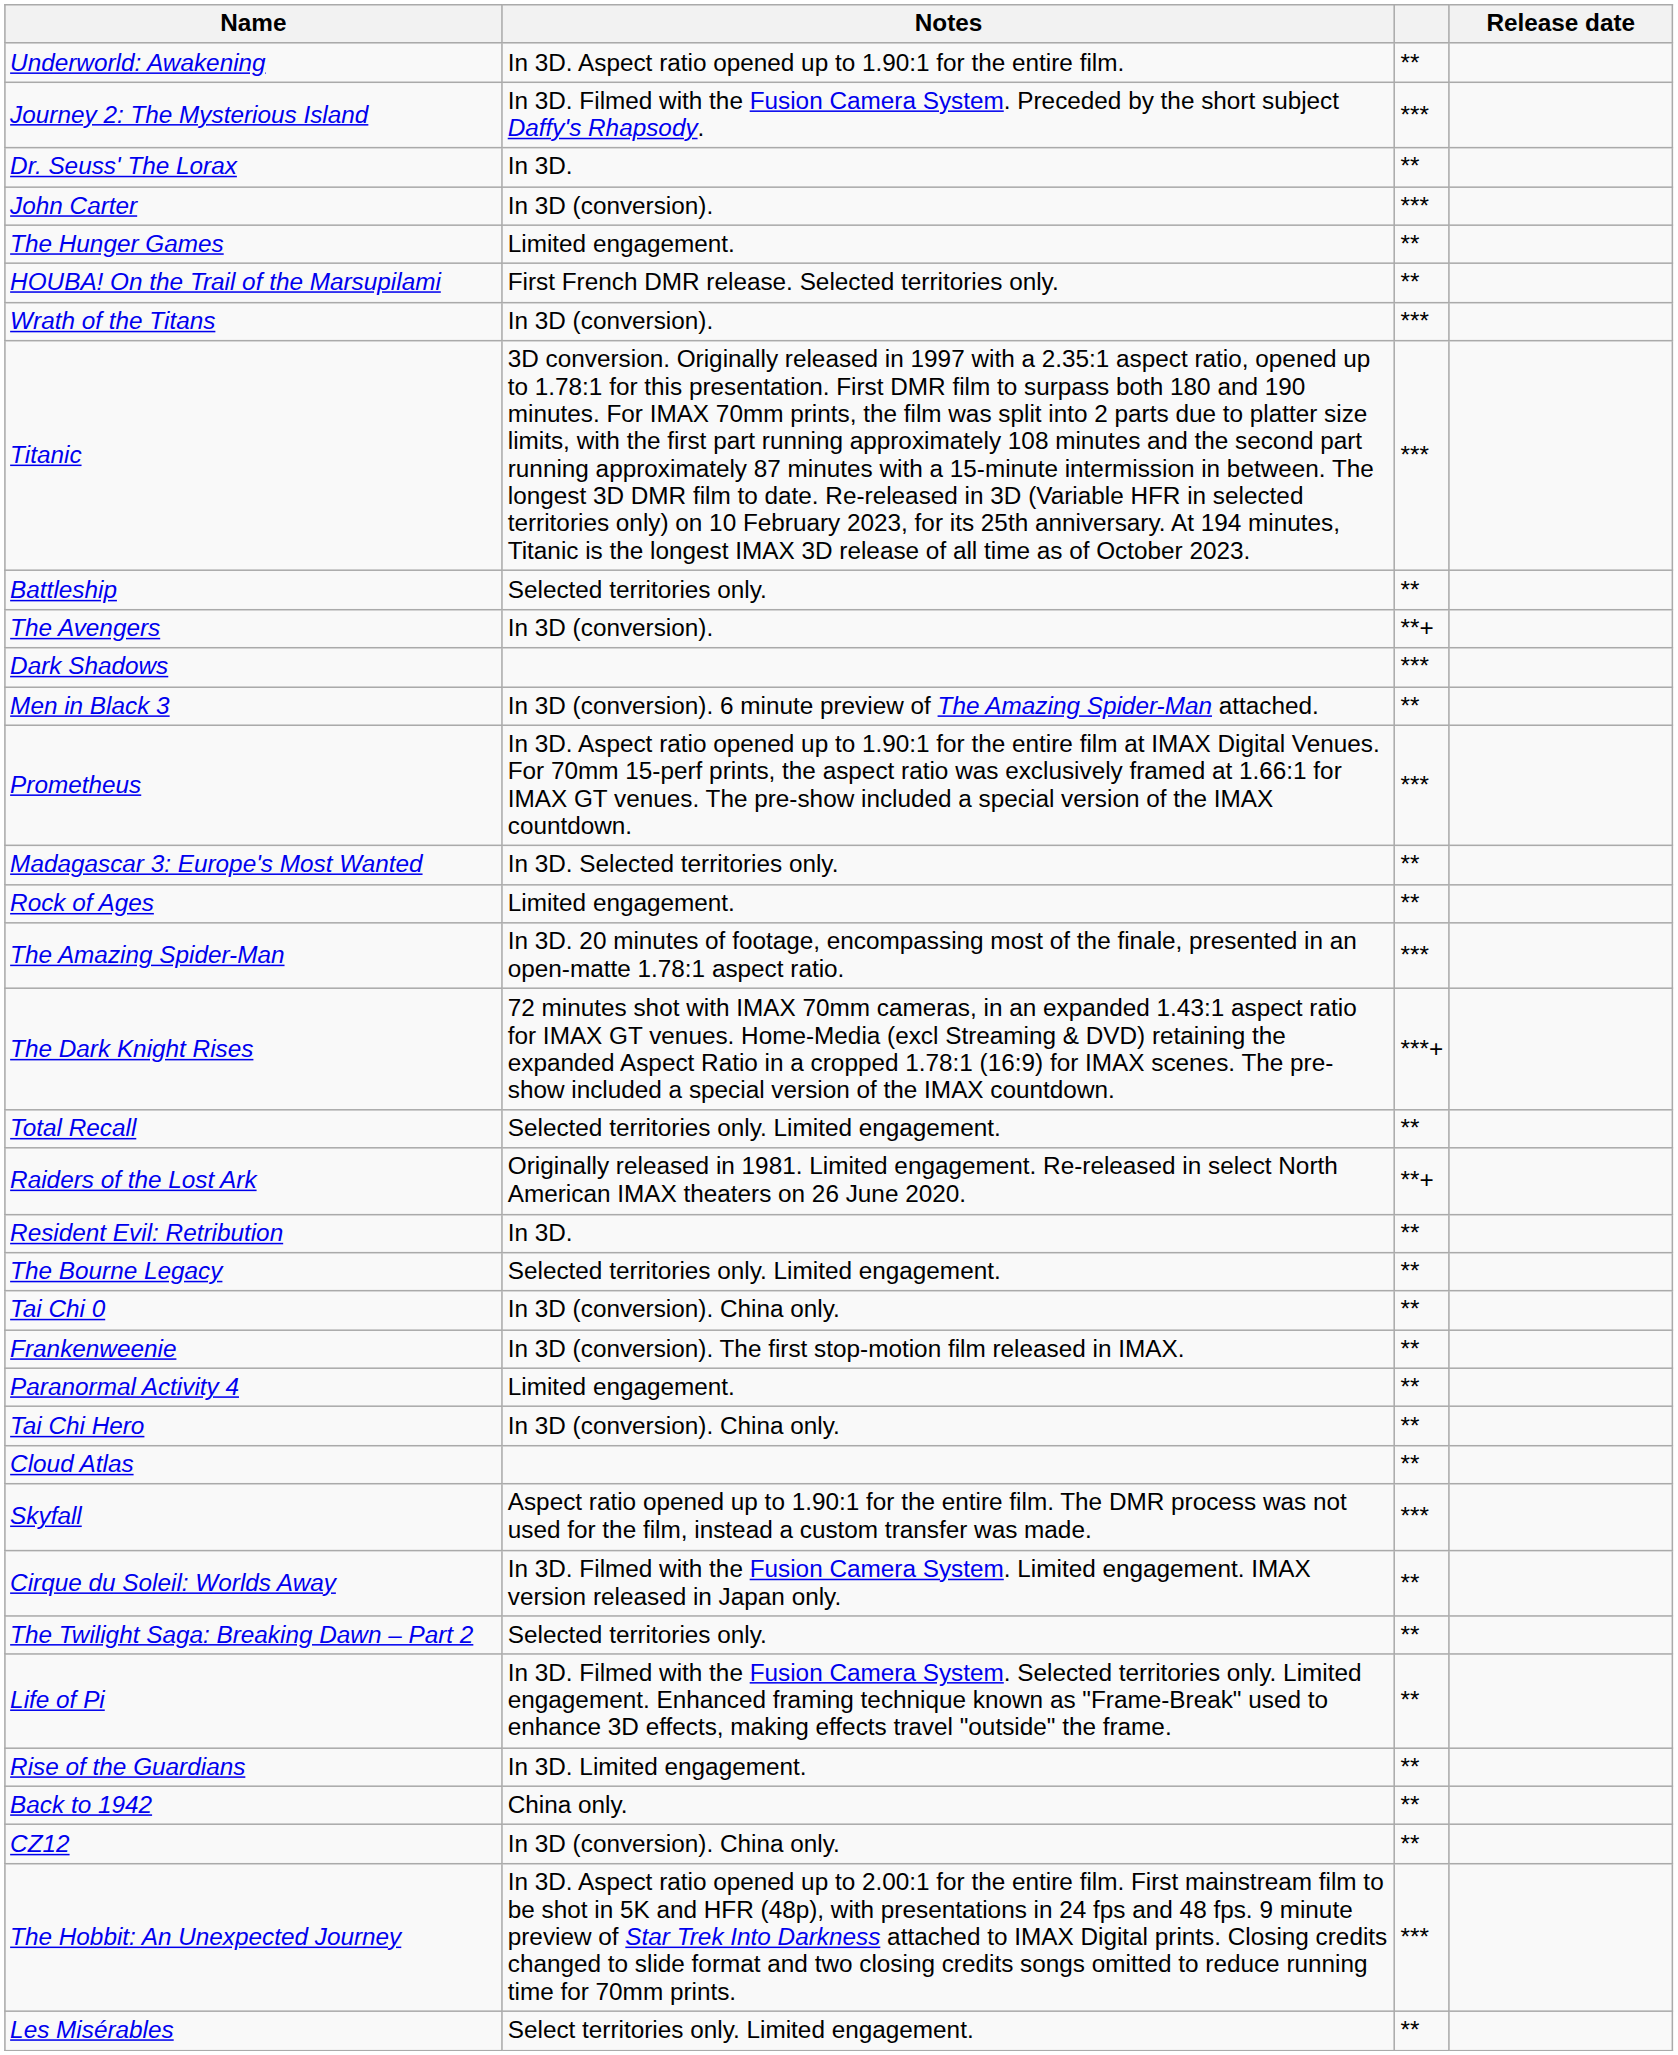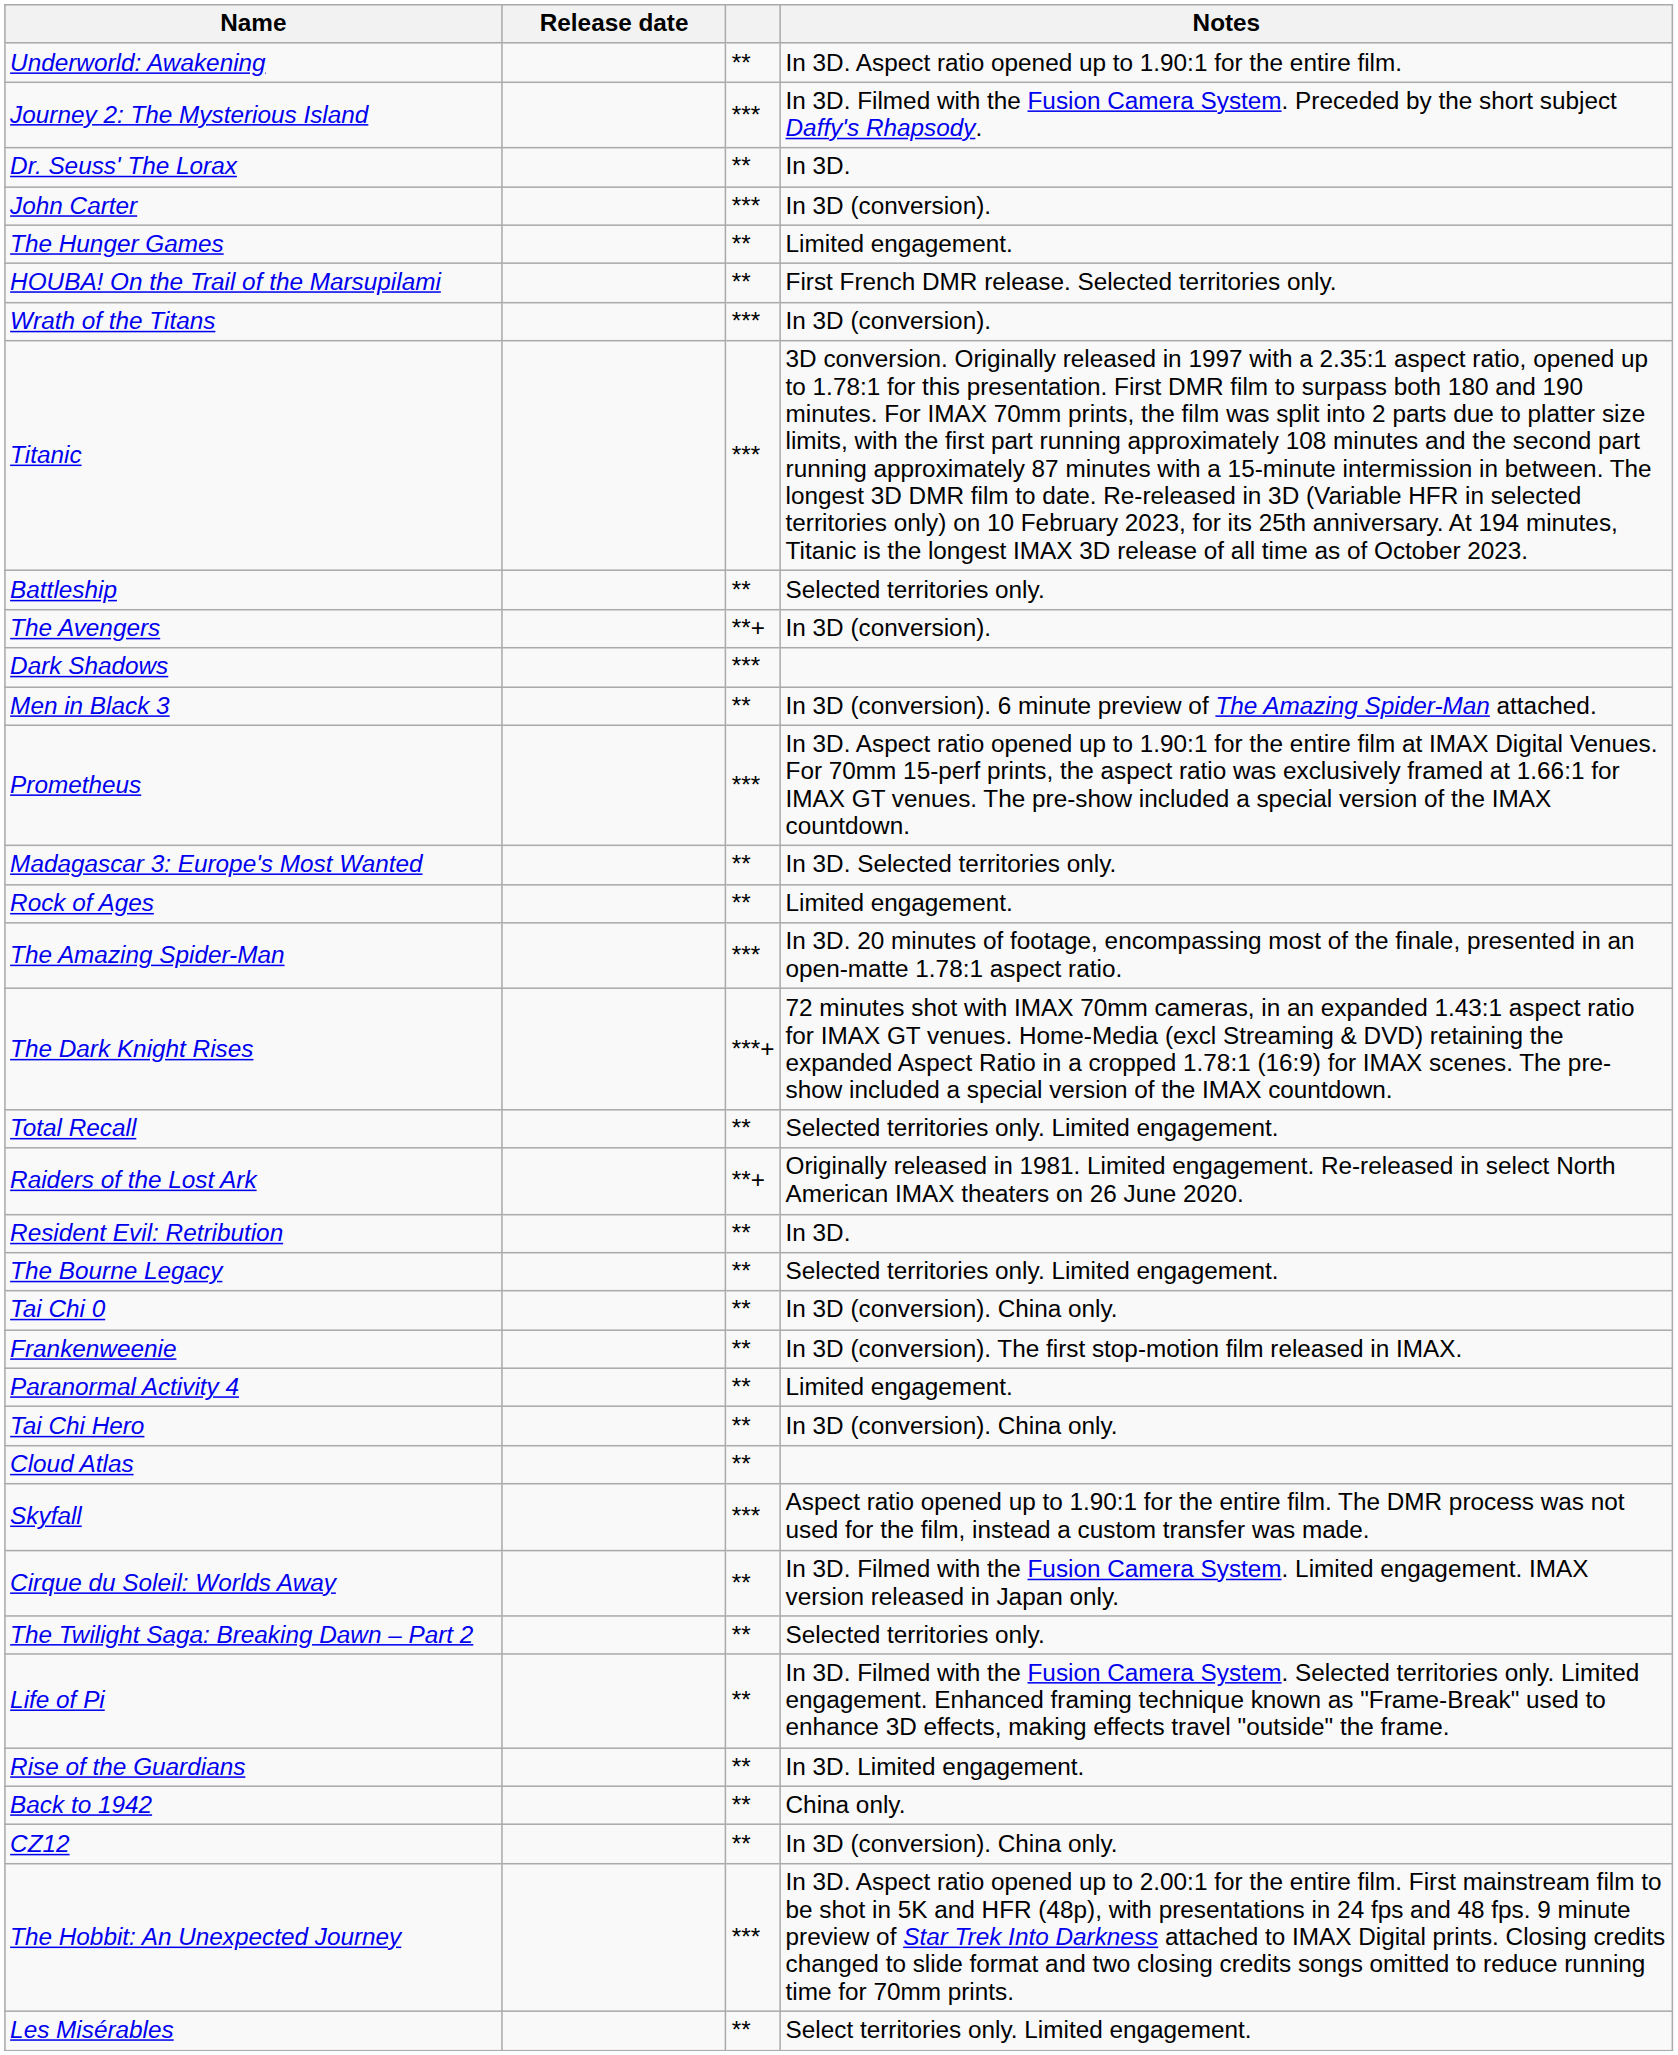columns swapped: (1561, 23) <-> (949, 23)
